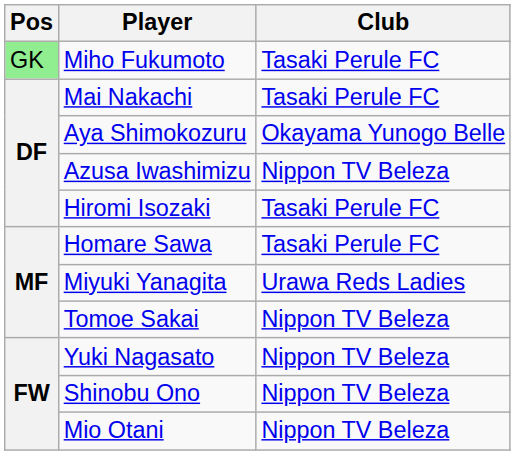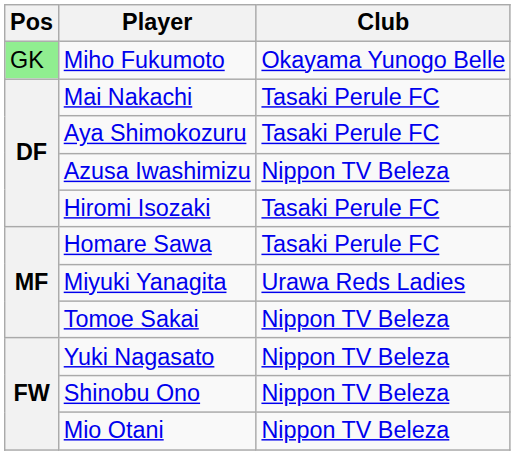(350, 60) Tasaki Perule FC -> (383, 60) Okayama Yunogo Belle
(383, 134) Okayama Yunogo Belle -> (350, 134) Tasaki Perule FC
